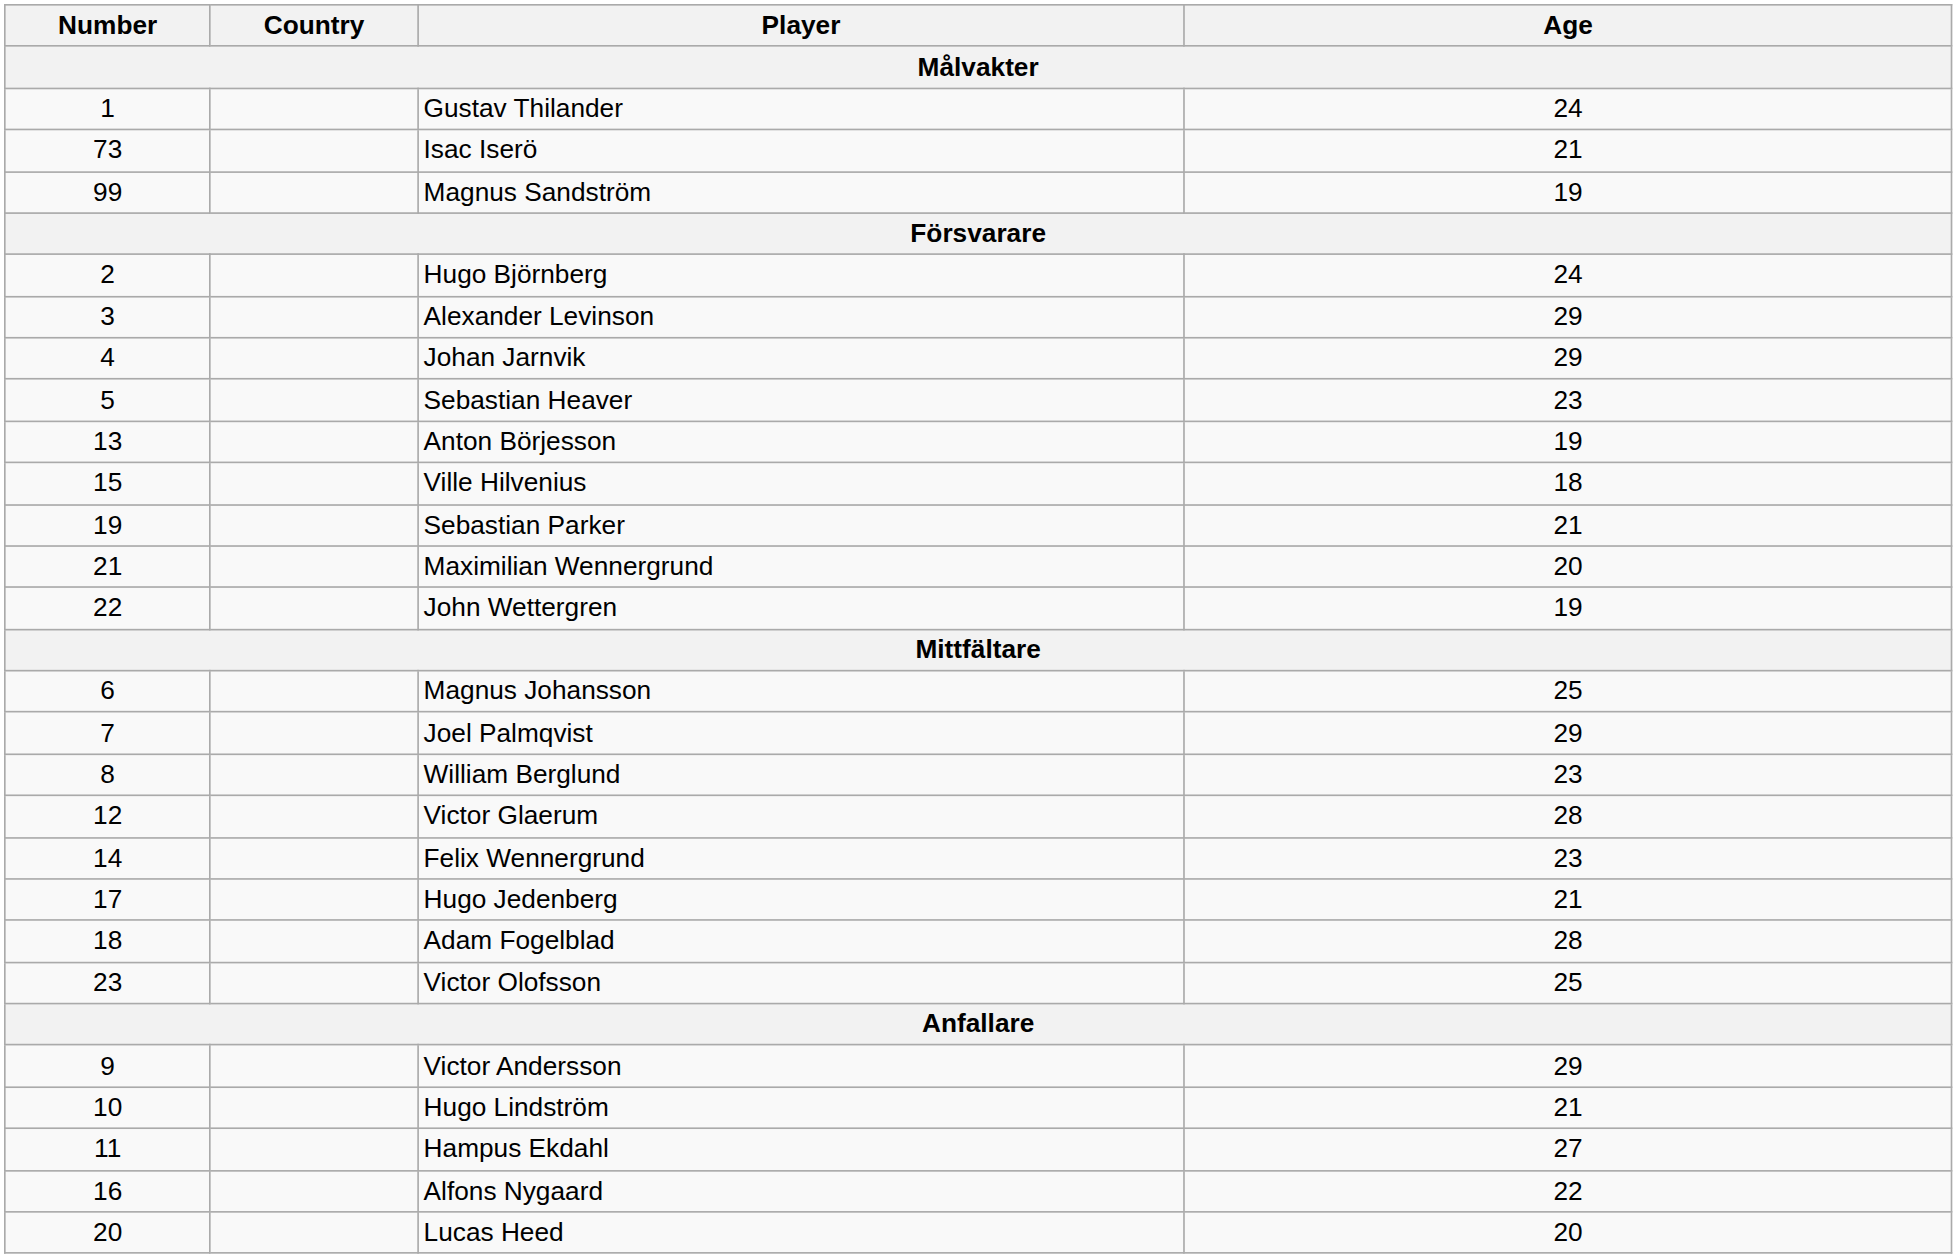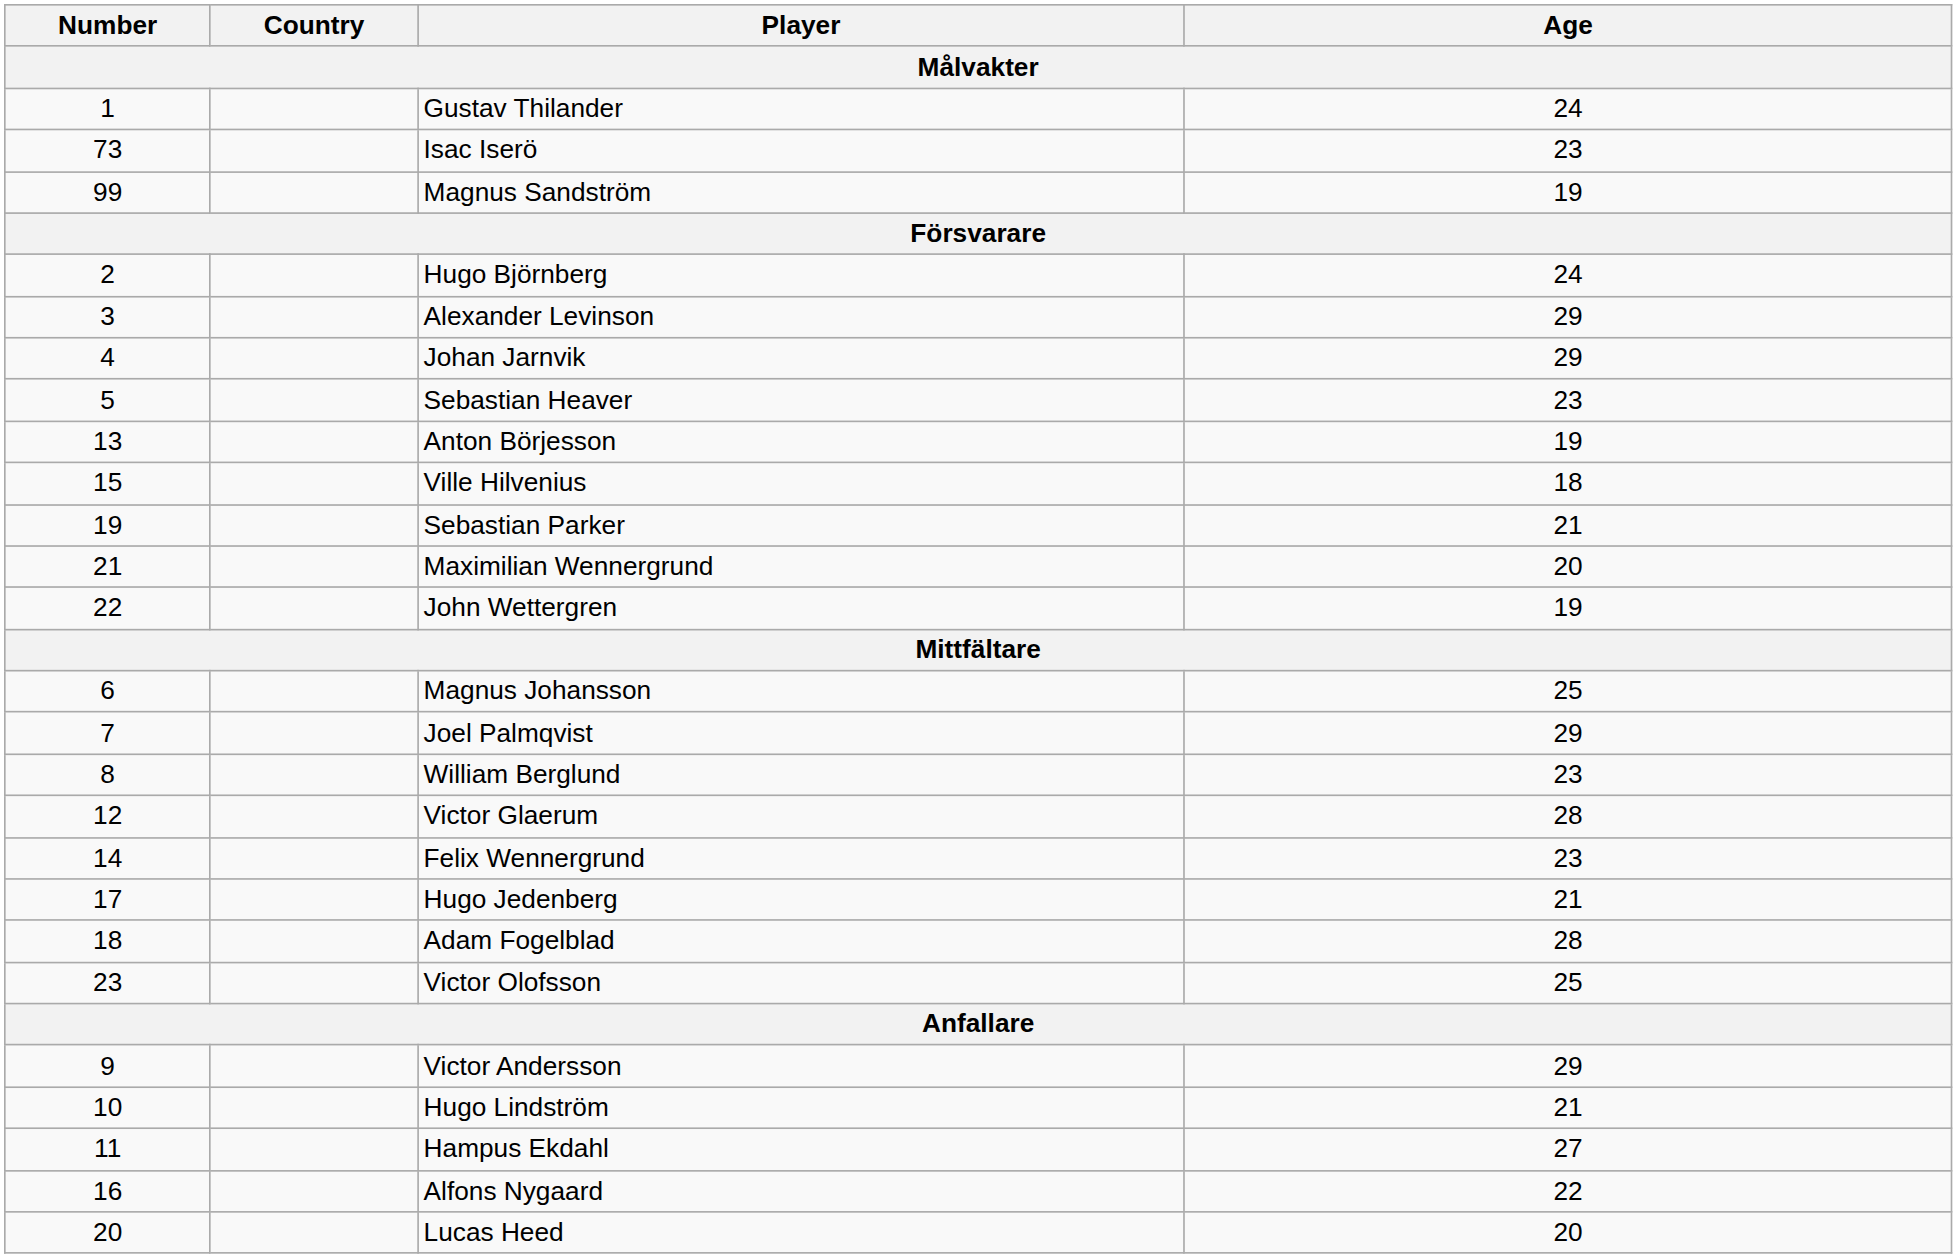(1568, 150) 21 -> (1568, 150) 23
